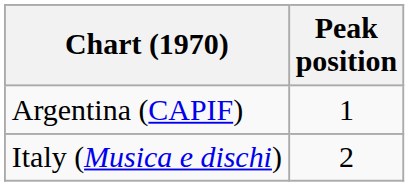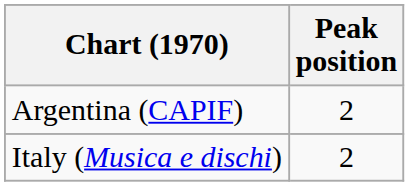(346, 109) 1 -> (346, 109) 2
